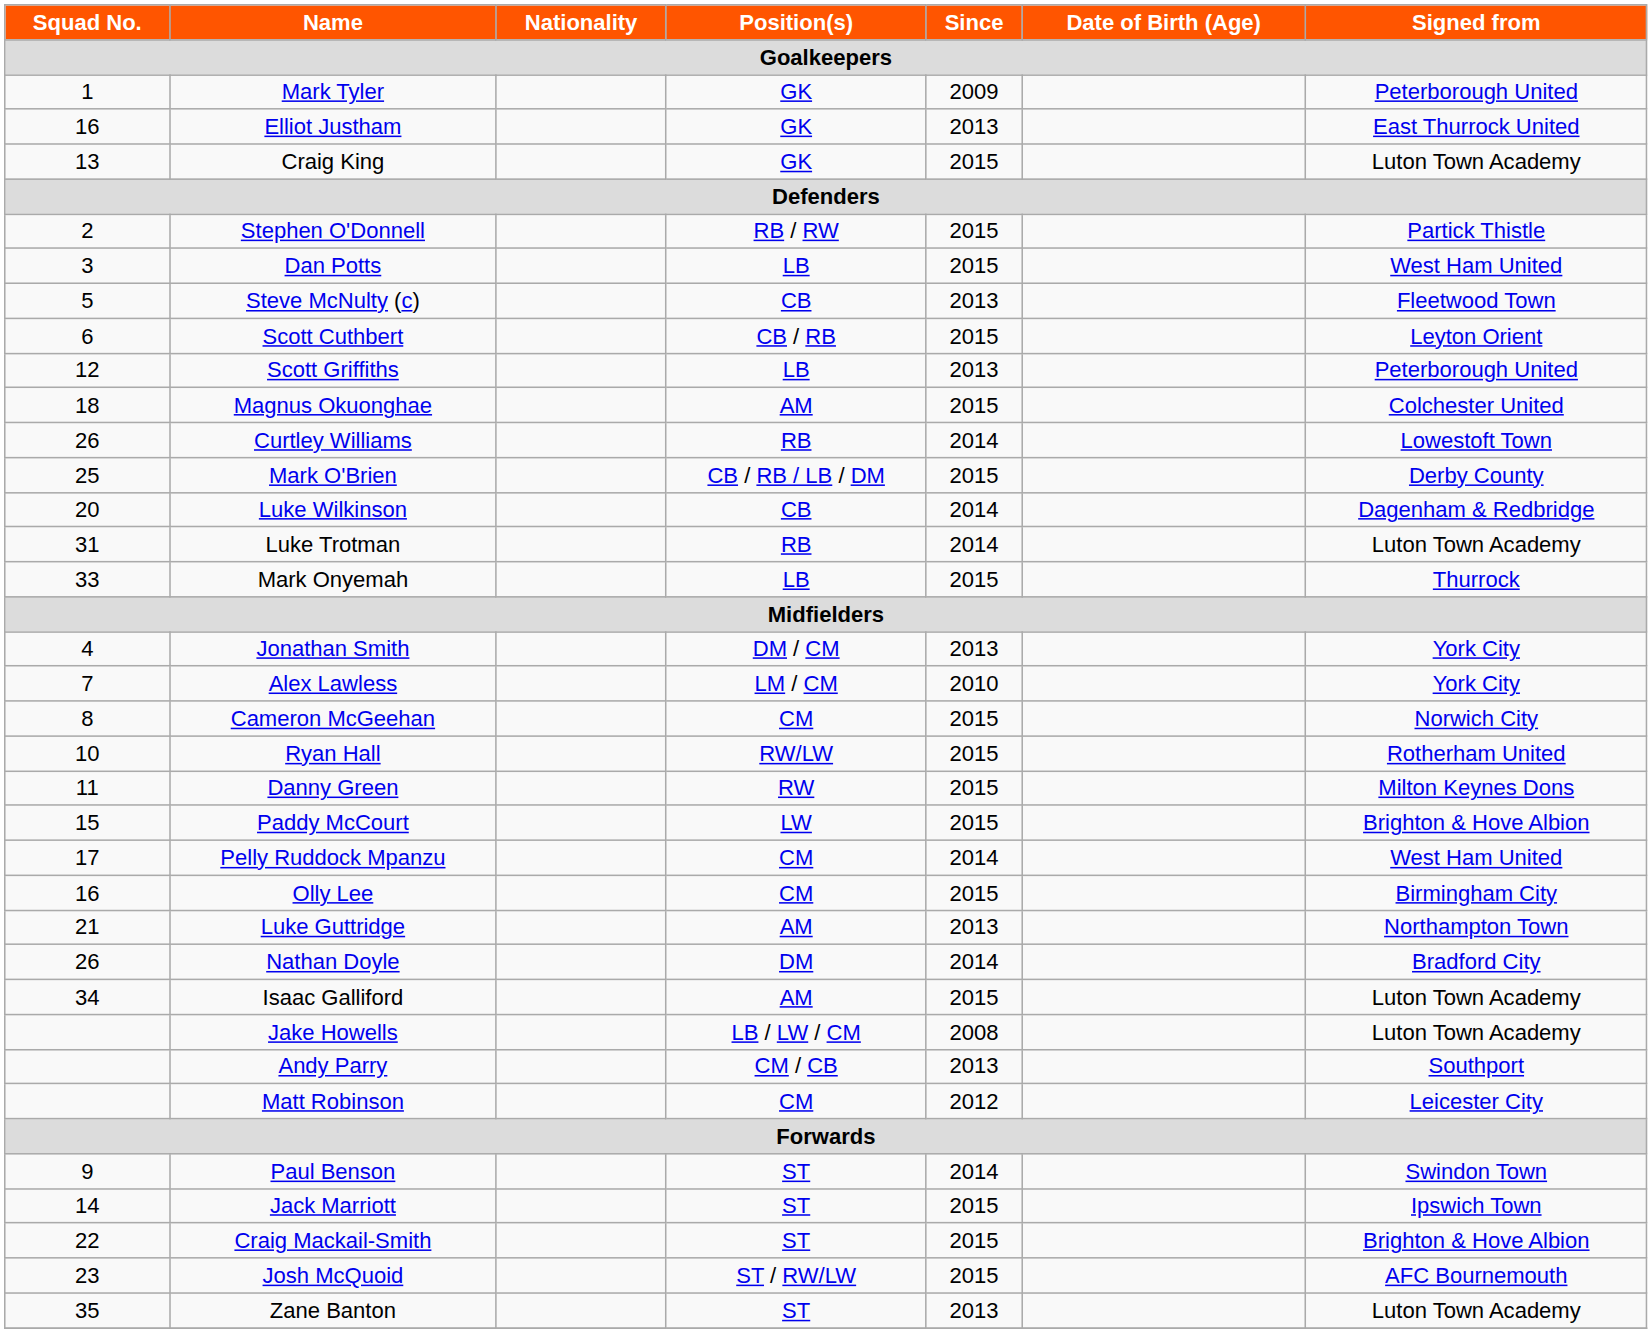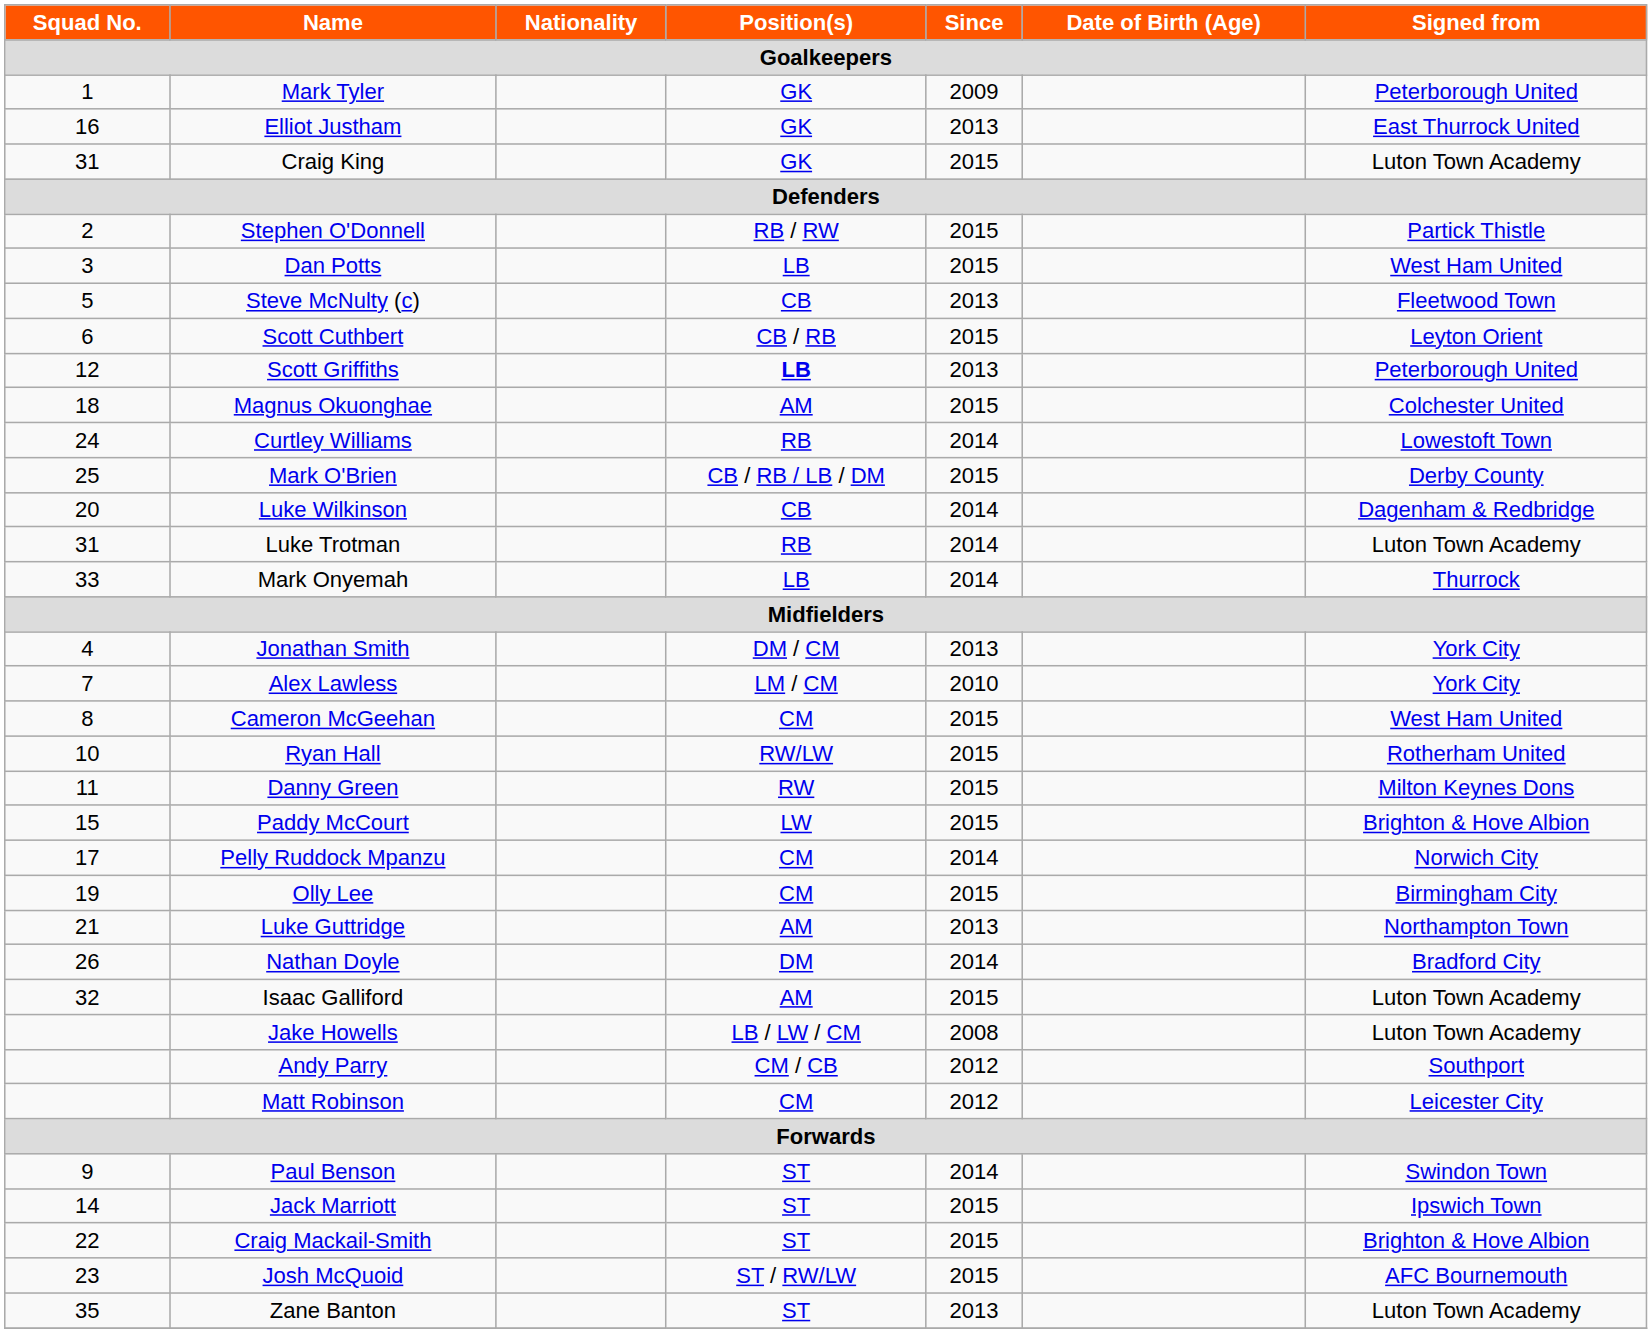(87, 162) 13 -> (87, 162) 31
(796, 371) normal -> (796, 371) bold
(87, 440) 26 -> (87, 440) 24
(974, 579) 2015 -> (974, 579) 2014
(1476, 719) Norwich City -> (1476, 719) West Ham United
(1476, 858) West Ham United -> (1476, 858) Norwich City
(87, 893) 16 -> (87, 893) 19
(87, 997) 34 -> (87, 997) 32
(974, 1067) 2013 -> (974, 1067) 2012
